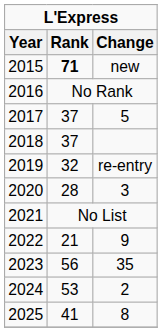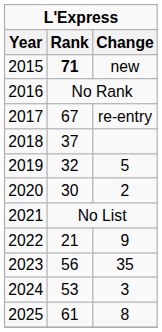(70, 117) 37 -> (70, 117) 67
(125, 117) 5 -> (125, 117) re-entry
(125, 166) re-entry -> (125, 166) 5
(70, 191) 28 -> (70, 191) 30
(125, 191) 3 -> (125, 191) 2
(125, 290) 2 -> (125, 290) 3
(70, 315) 41 -> (70, 315) 61
